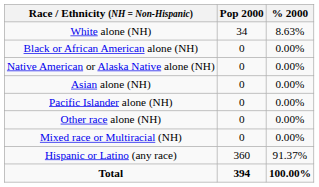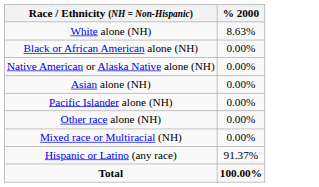- column: (242, 13)
